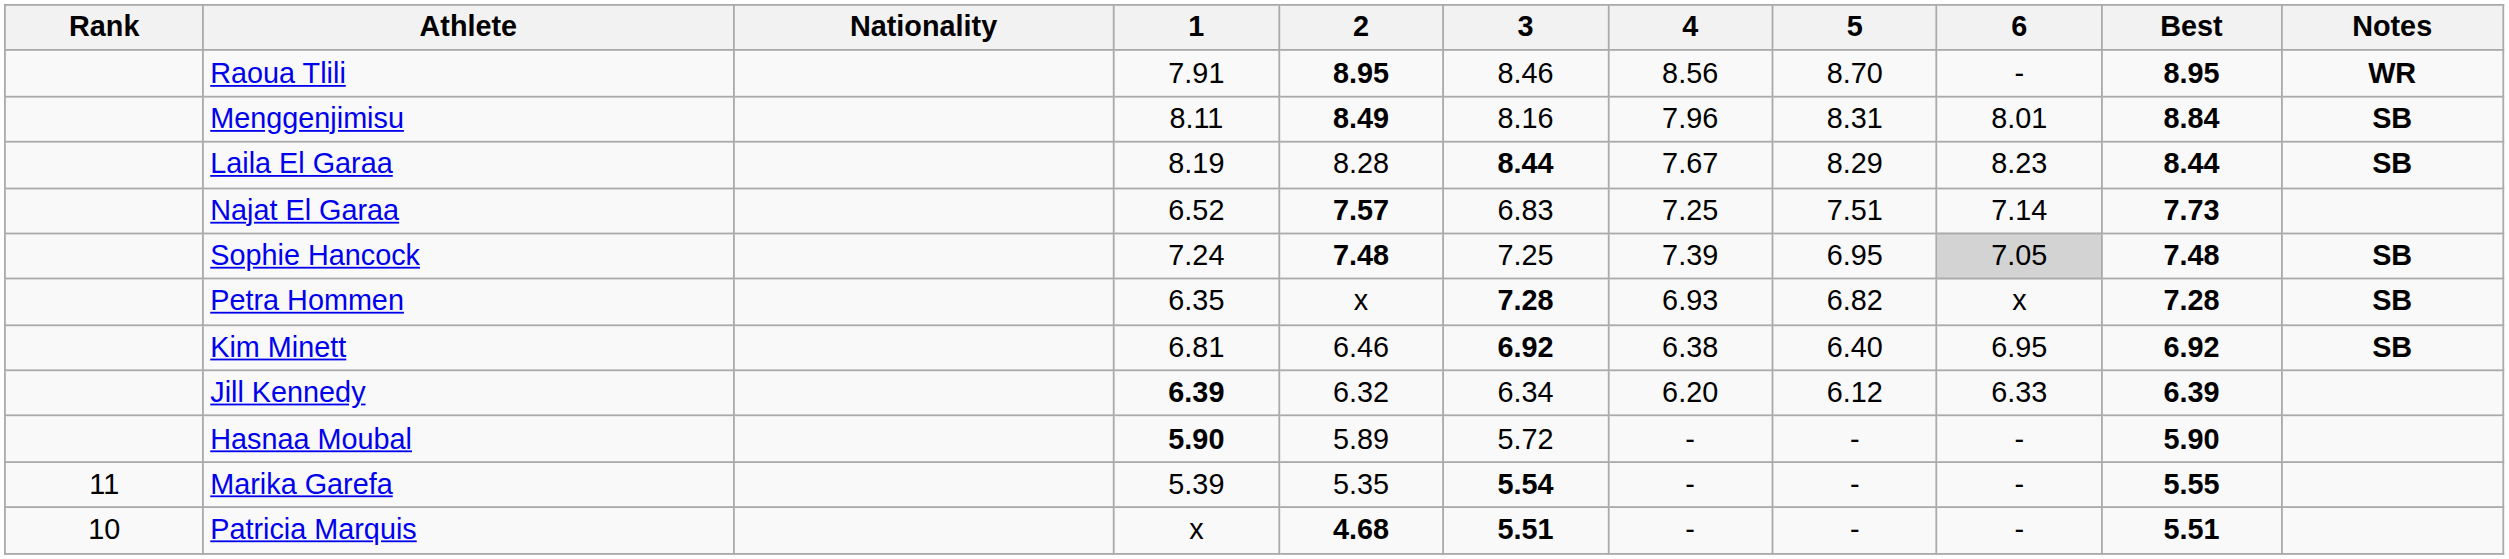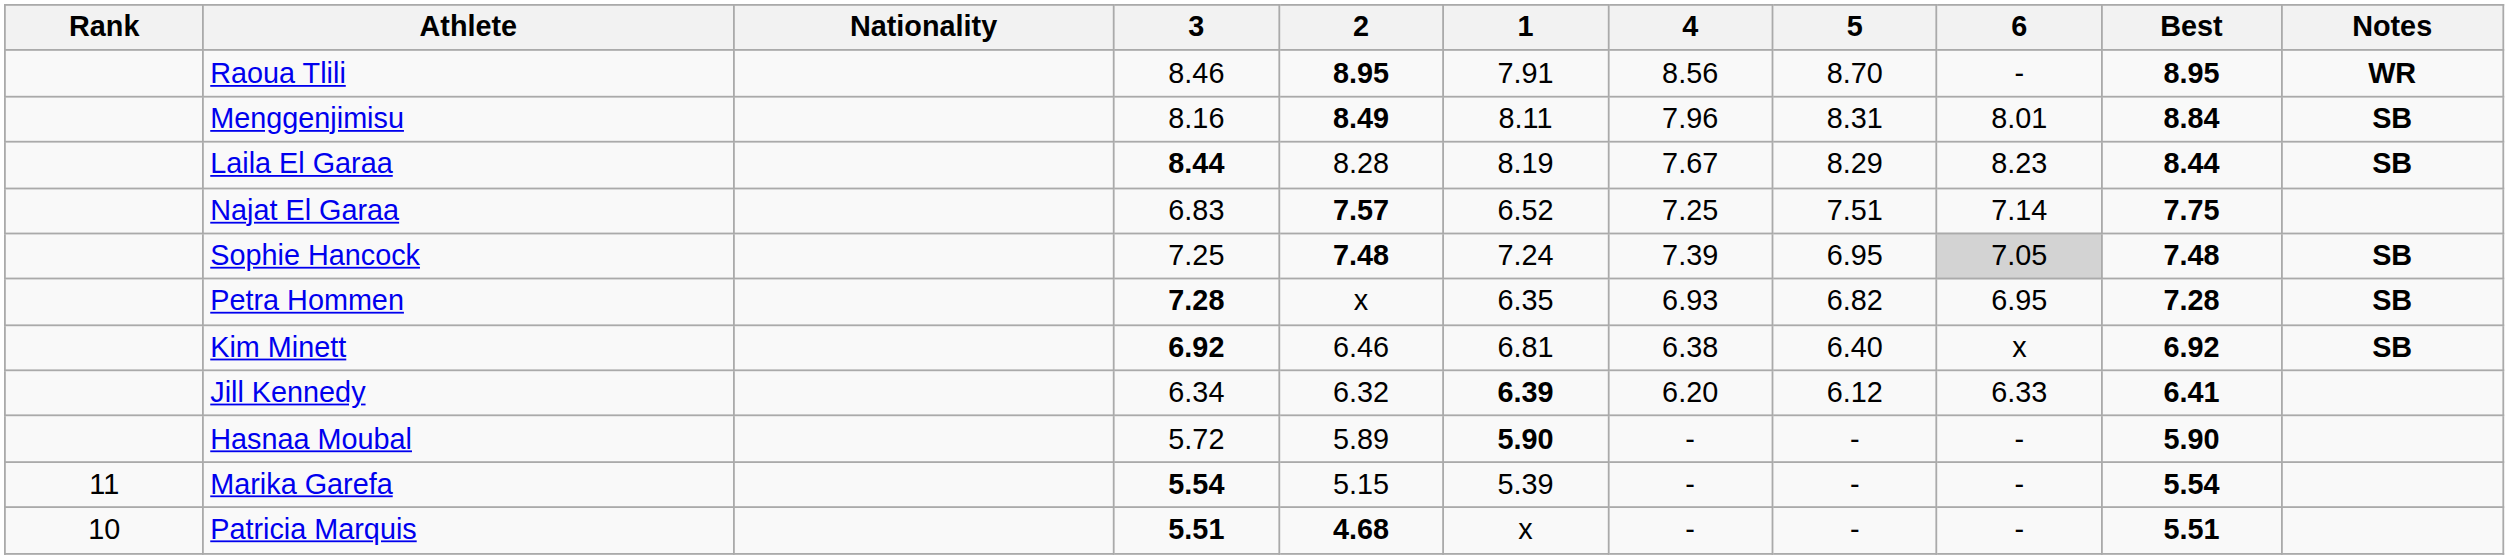columns swapped: (1196, 27) <-> (1526, 27)
(2191, 210) 7.73 -> (2191, 210) 7.75
(2019, 301) x -> (2019, 301) 6.95
(2019, 347) 6.95 -> (2019, 347) x
(2191, 392) 6.39 -> (2191, 392) 6.41
(1361, 484) 5.35 -> (1361, 484) 5.15
(2191, 484) 5.55 -> (2191, 484) 5.54
